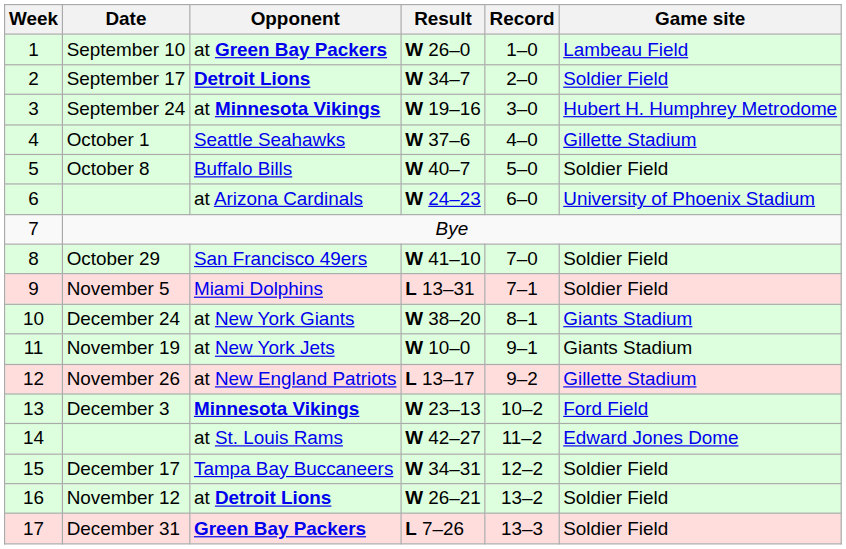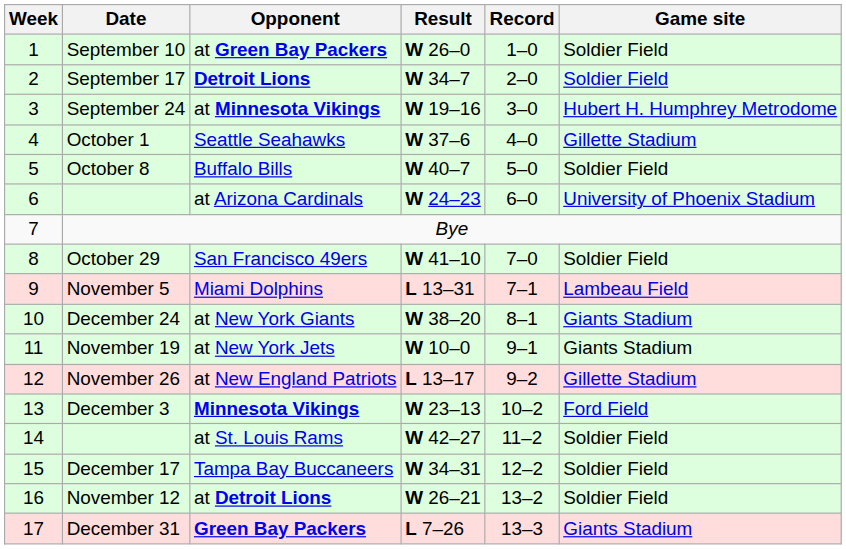(626, 49) Lambeau Field -> (616, 49) Soldier Field
(616, 288) Soldier Field -> (626, 288) Lambeau Field
(651, 438) Edward Jones Dome -> (616, 438) Soldier Field
(616, 528) Soldier Field -> (628, 528) Giants Stadium
